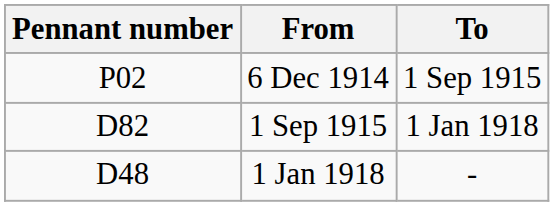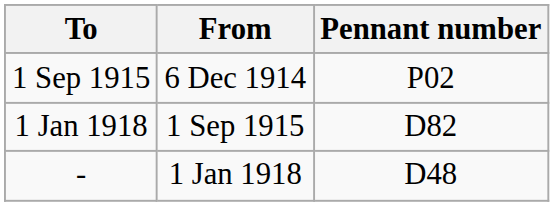columns swapped: (123, 28) <-> (472, 28)
